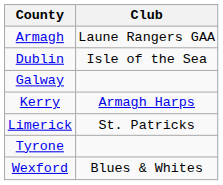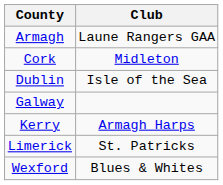+ row: (40, 59)
- row: (40, 146)
